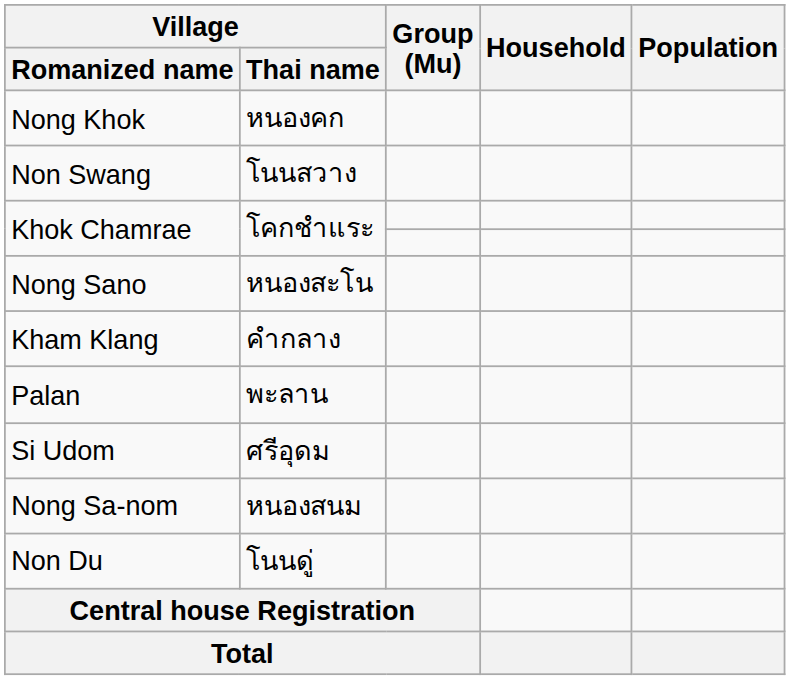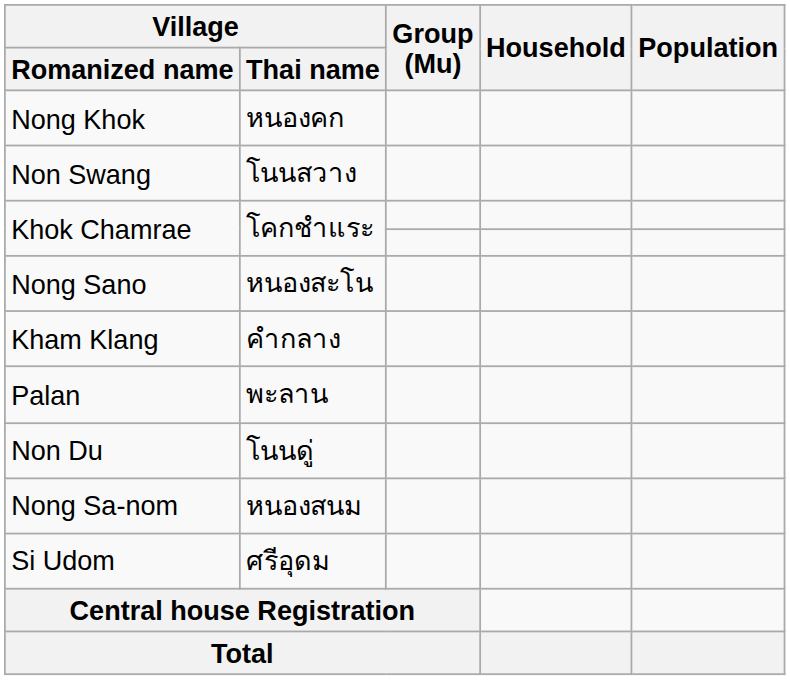rows swapped: (57, 561) <-> (63, 450)
